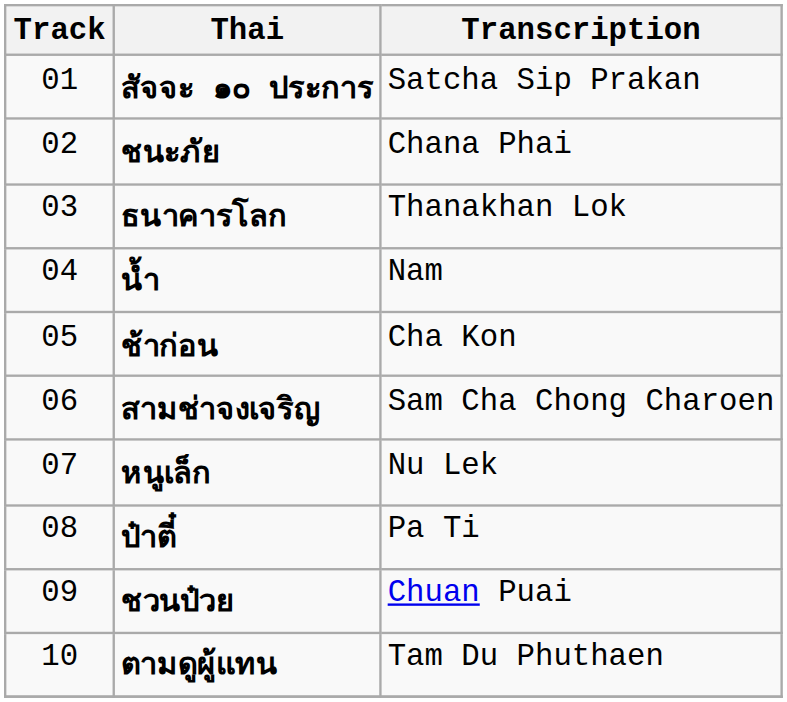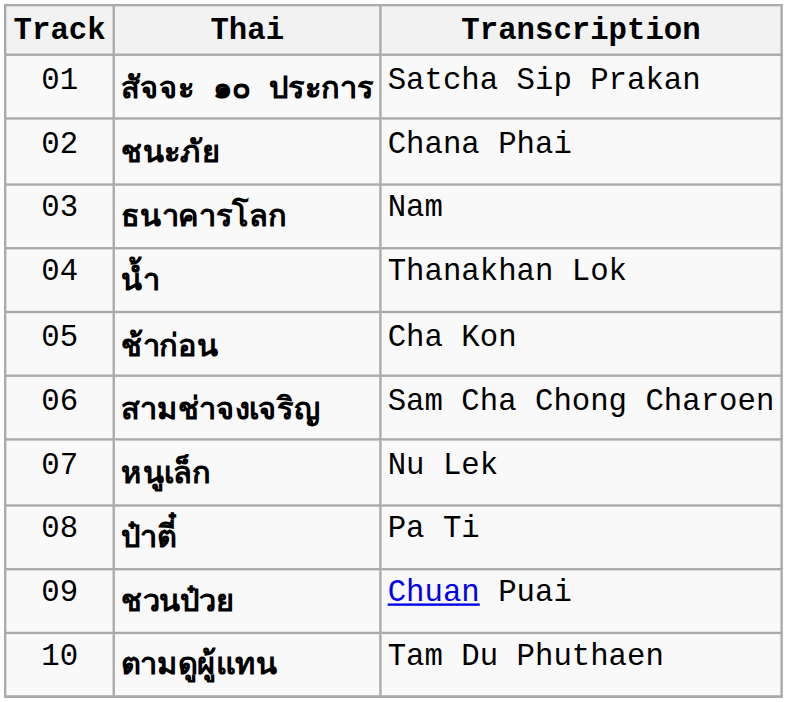(507, 209) Thanakhan Lok -> (415, 209) Nam
(415, 273) Nam -> (507, 273) Thanakhan Lok
